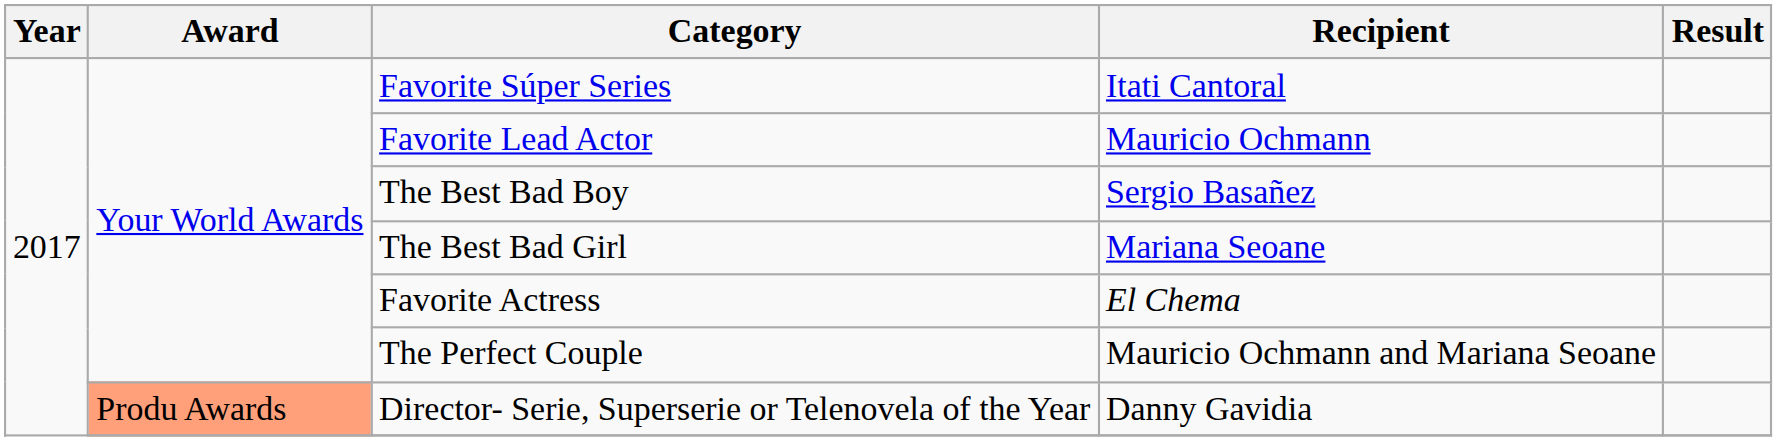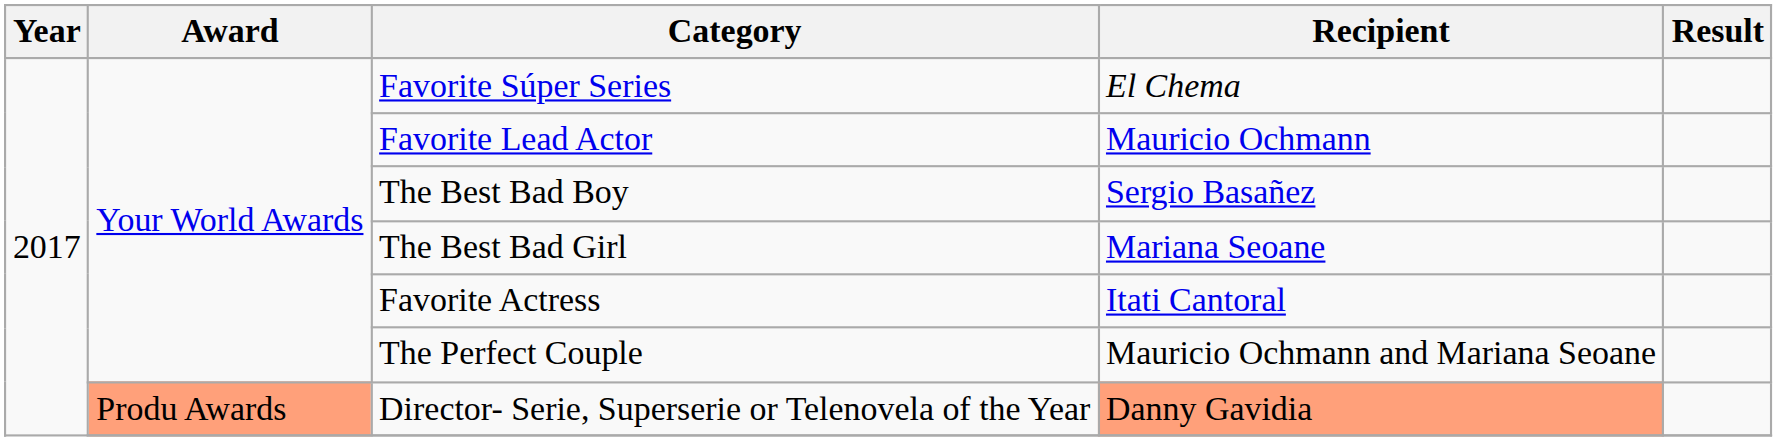(1196, 85) Itati Cantoral -> (1173, 85) El Chema
(1173, 300) El Chema -> (1196, 300) Itati Cantoral
(1209, 407) no background -> (1209, 407) lightsalmon background
